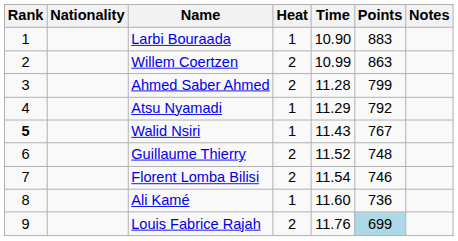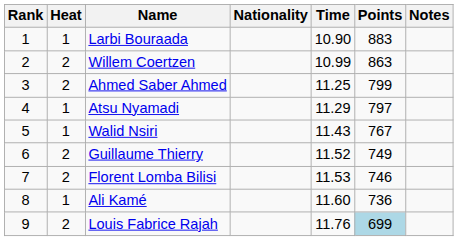columns swapped: (292, 16) <-> (87, 16)
(333, 85) 11.28 -> (333, 85) 11.25
(380, 108) 792 -> (380, 108) 797
(26, 131) bold -> (26, 131) normal
(380, 154) 748 -> (380, 154) 749
(333, 177) 11.54 -> (333, 177) 11.53
